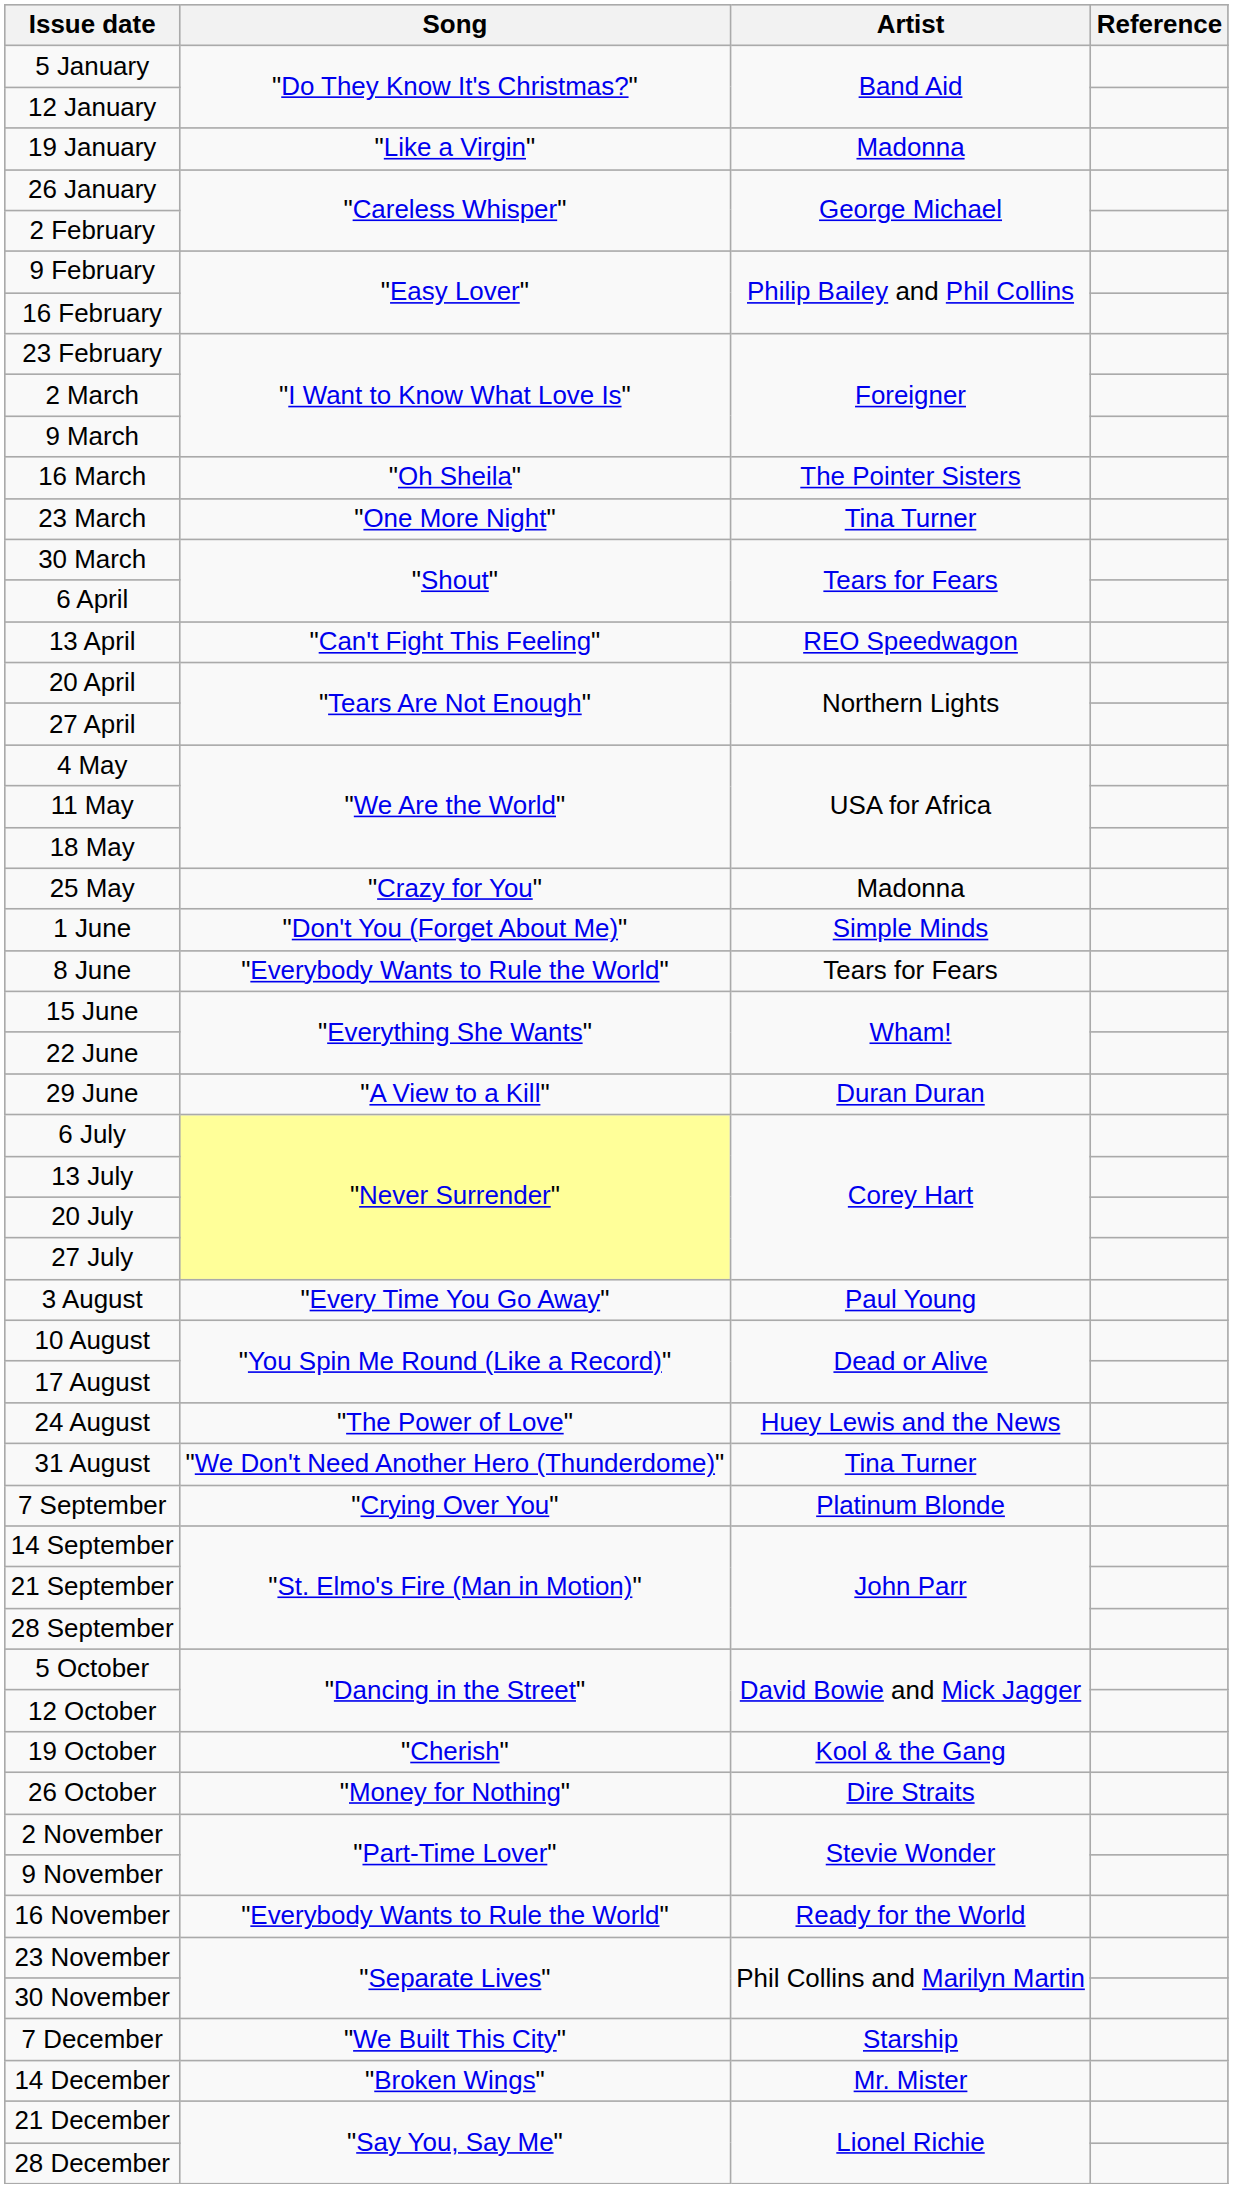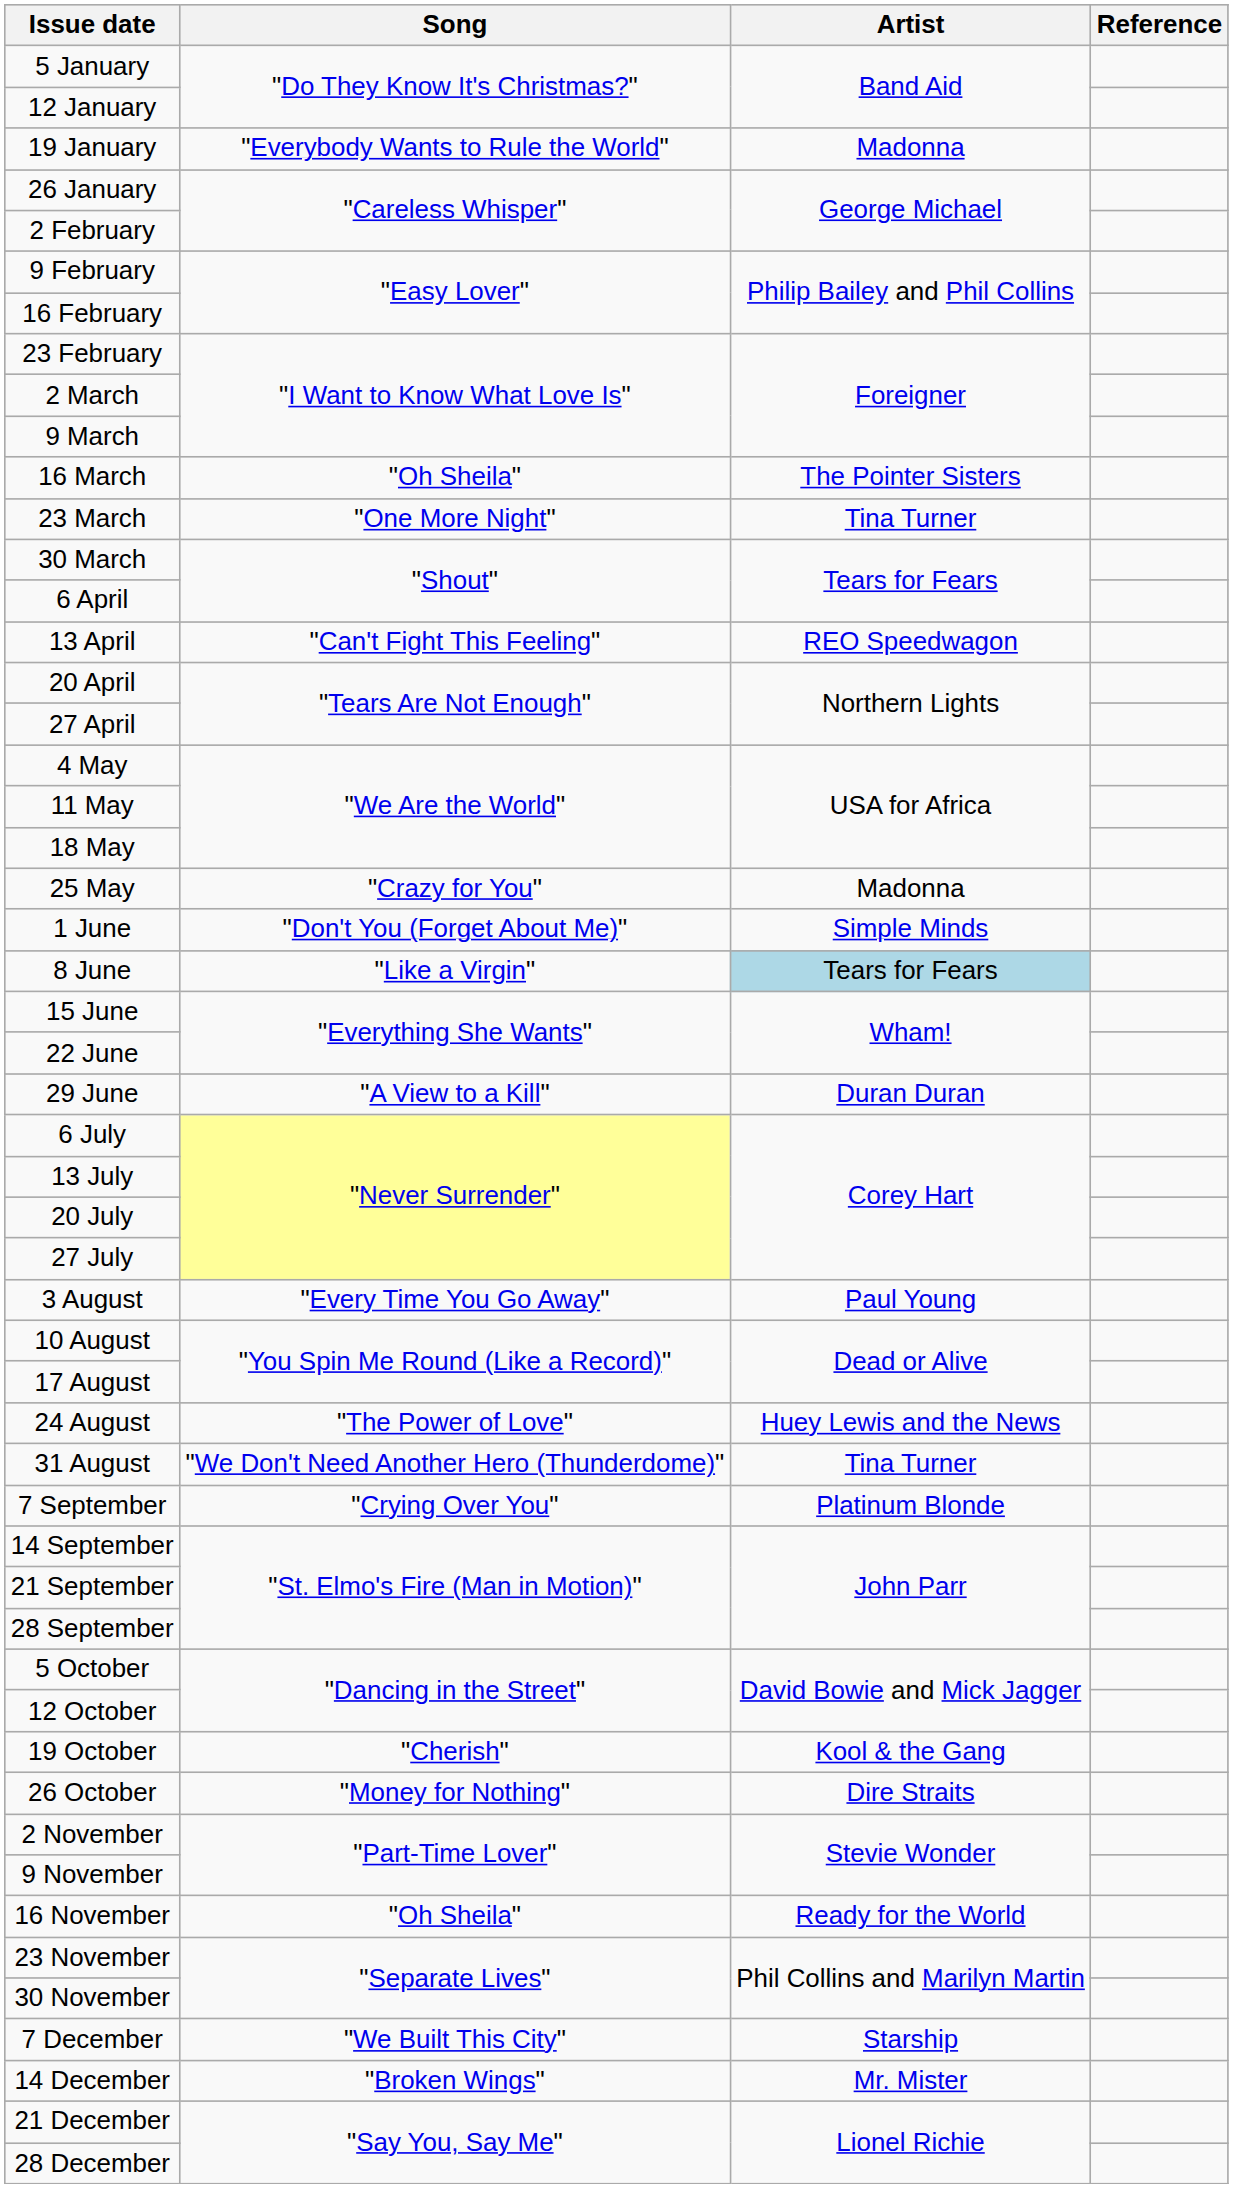(455, 148) "Like a Virgin" -> (455, 148) "Everybody Wants to Rule the World"
(455, 970) "Everybody Wants to Rule the World" -> (455, 970) "Like a Virgin"
(911, 970) no background -> (911, 970) lightblue background
(455, 1915) "Everybody Wants to Rule the World" -> (455, 1915) "Oh Sheila"
